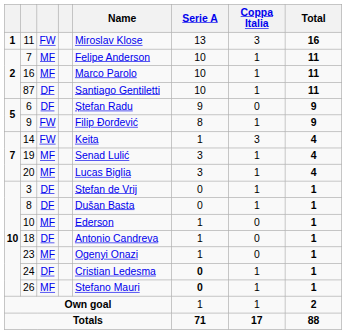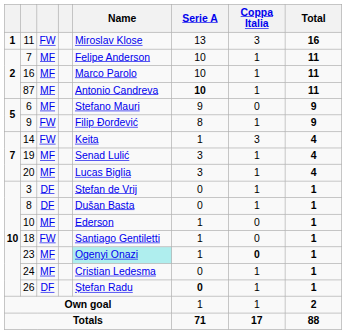(48, 90) DF -> (48, 90) MF
(117, 90) Santiago Gentiletti -> (117, 90) Antonio Candreva
(200, 90) normal -> (200, 90) bold
(48, 106) DF -> (48, 106) MF
(104, 106) Ștefan Radu -> (107, 106) Stefano Mauri
(48, 238) DF -> (48, 238) FW
(117, 238) Antonio Candreva -> (117, 238) Santiago Gentiletti
(106, 255) no background -> (106, 255) paleturquoise background
(257, 255) normal -> (257, 255) bold
(48, 271) DF -> (48, 271) MF
(200, 271) bold -> (200, 271) normal
(48, 288) MF -> (48, 288) DF
(107, 288) Stefano Mauri -> (104, 288) Ștefan Radu
